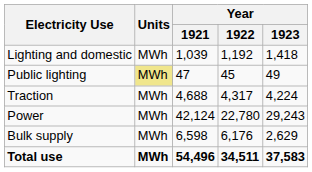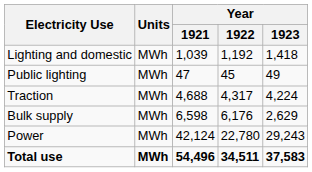(153, 75) khaki background -> (153, 75) no background
rows swapped: (25, 116) <-> (40, 136)
